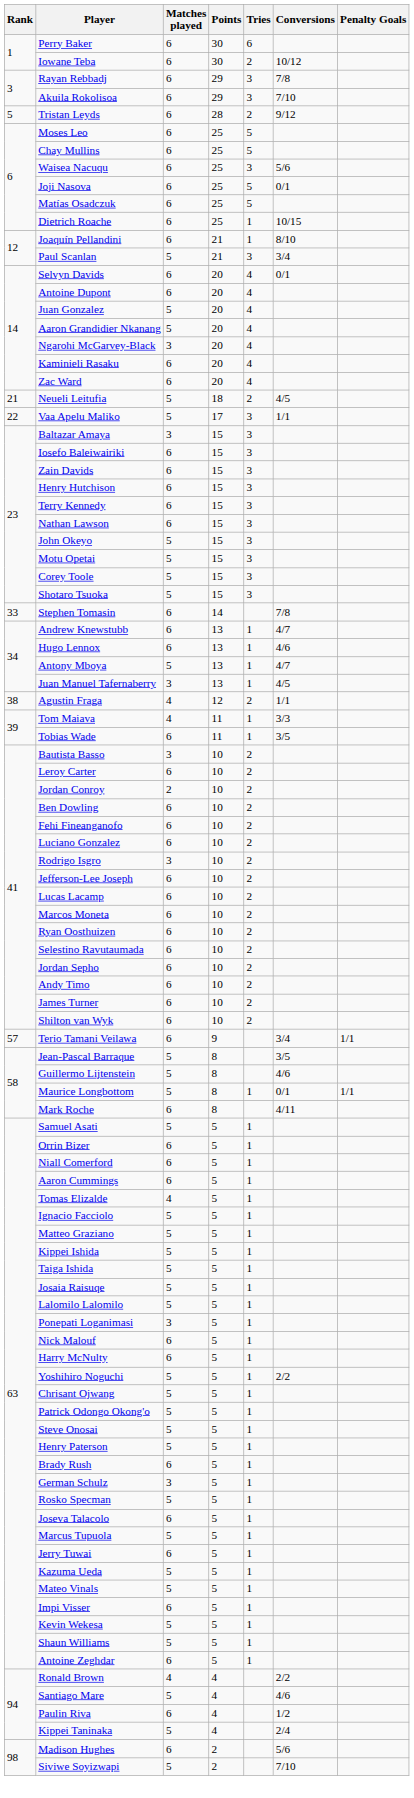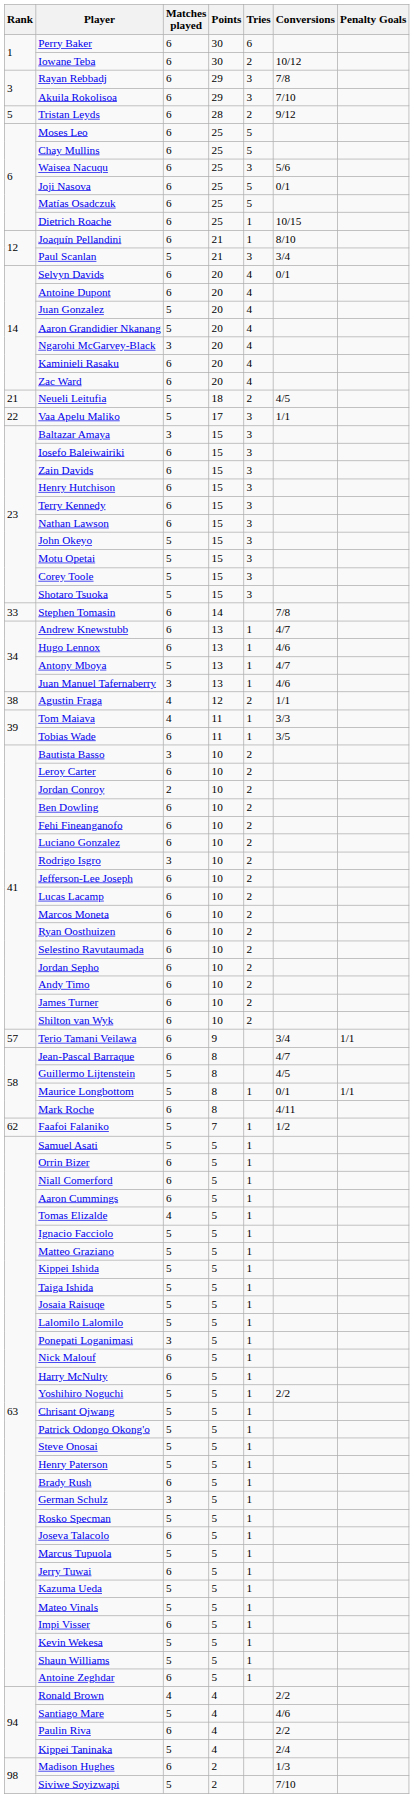(283, 683) 4/5 -> (283, 683) 4/6
(169, 1056) 5 -> (169, 1056) 6
(283, 1056) 3/5 -> (283, 1056) 4/7
(283, 1073) 4/6 -> (283, 1073) 4/5
+ row: (74, 1127)
(283, 1713) 1/2 -> (283, 1731) 2/2
(283, 1748) 5/6 -> (283, 1766) 1/3
